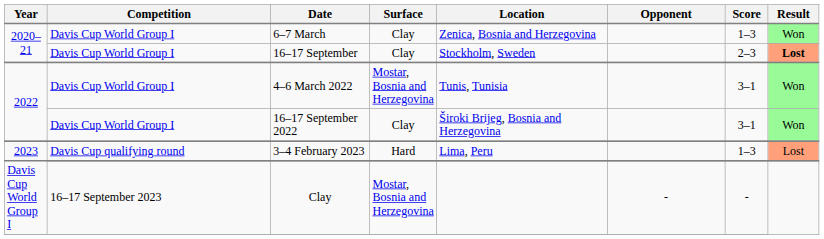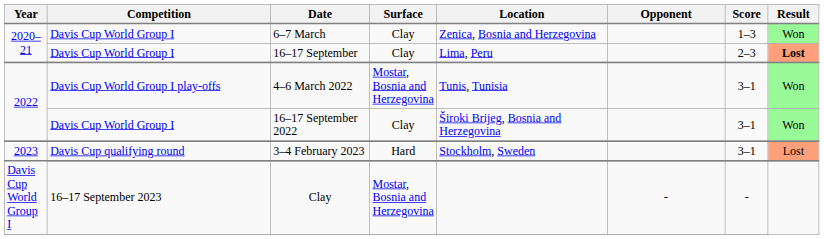(487, 52) Stockholm, Sweden -> (466, 52) Lima, Peru
(112, 85) Davis Cup World Group I -> (135, 85) Davis Cup World Group I play-offs
(466, 151) Lima, Peru -> (487, 151) Stockholm, Sweden
(747, 151) 1–3 -> (747, 151) 3–1
